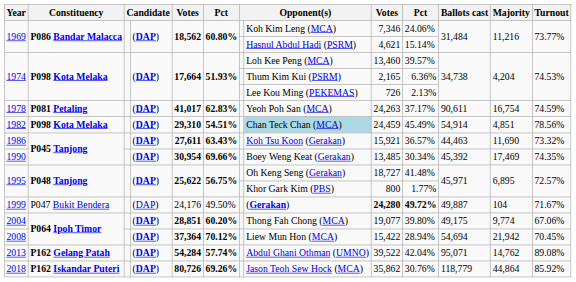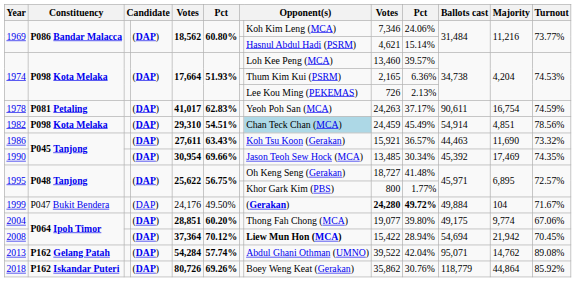(300, 156) Boey Weng Keat (Gerakan) -> (305, 156) Jason Teoh Sew Hock (MCA)
(454, 204) 49,887 -> (454, 204) 49,884
(292, 237) normal -> (294, 237) bold
(305, 269) Jason Teoh Sew Hock (MCA) -> (300, 269) Boey Weng Keat (Gerakan)
